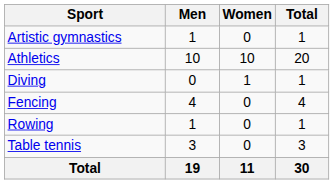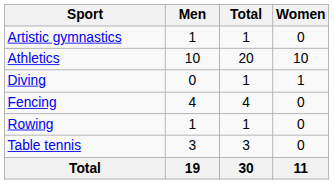columns swapped: (247, 15) <-> (302, 15)
